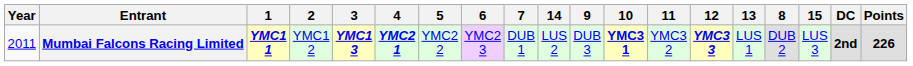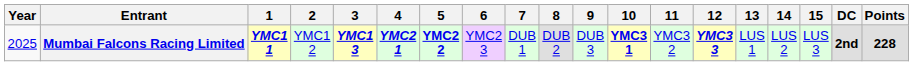columns swapped: (782, 14) <-> (554, 14)
(22, 43) 2011 -> (22, 43) 2025
(440, 43) normal -> (441, 43) bold
(884, 43) 226 -> (885, 43) 228
